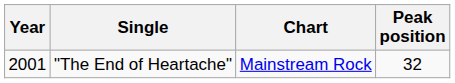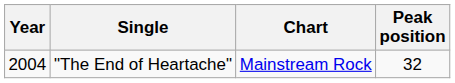(27, 63) 2001 -> (27, 63) 2004
